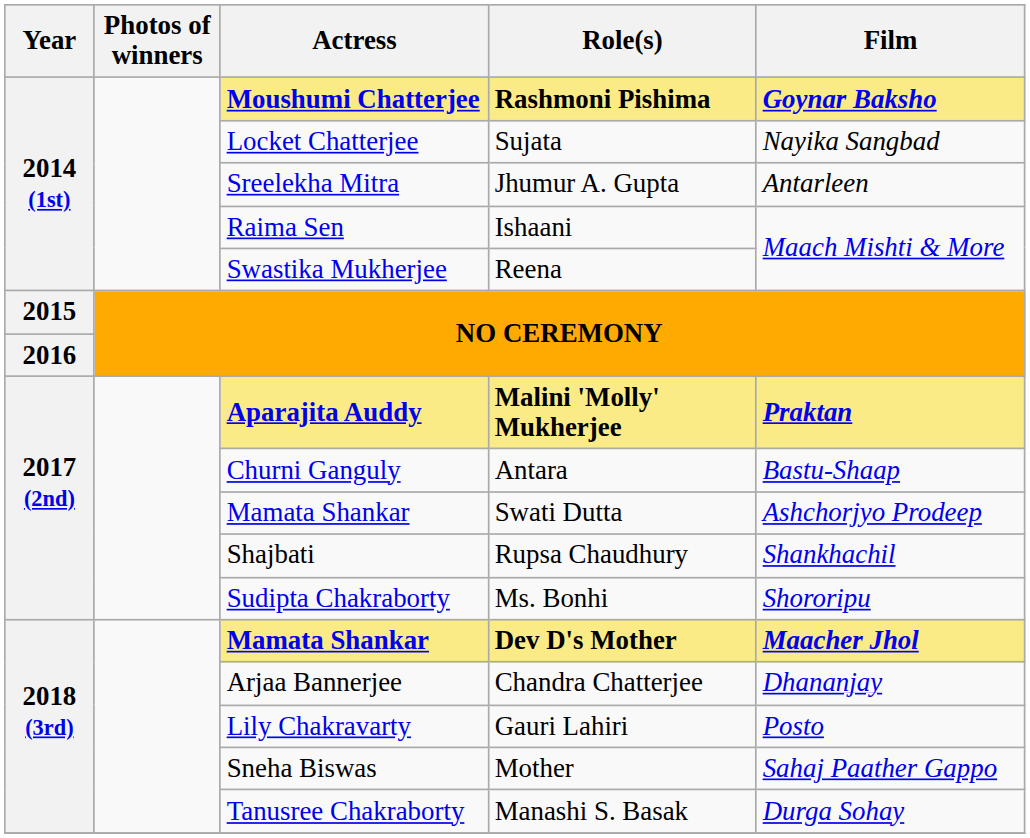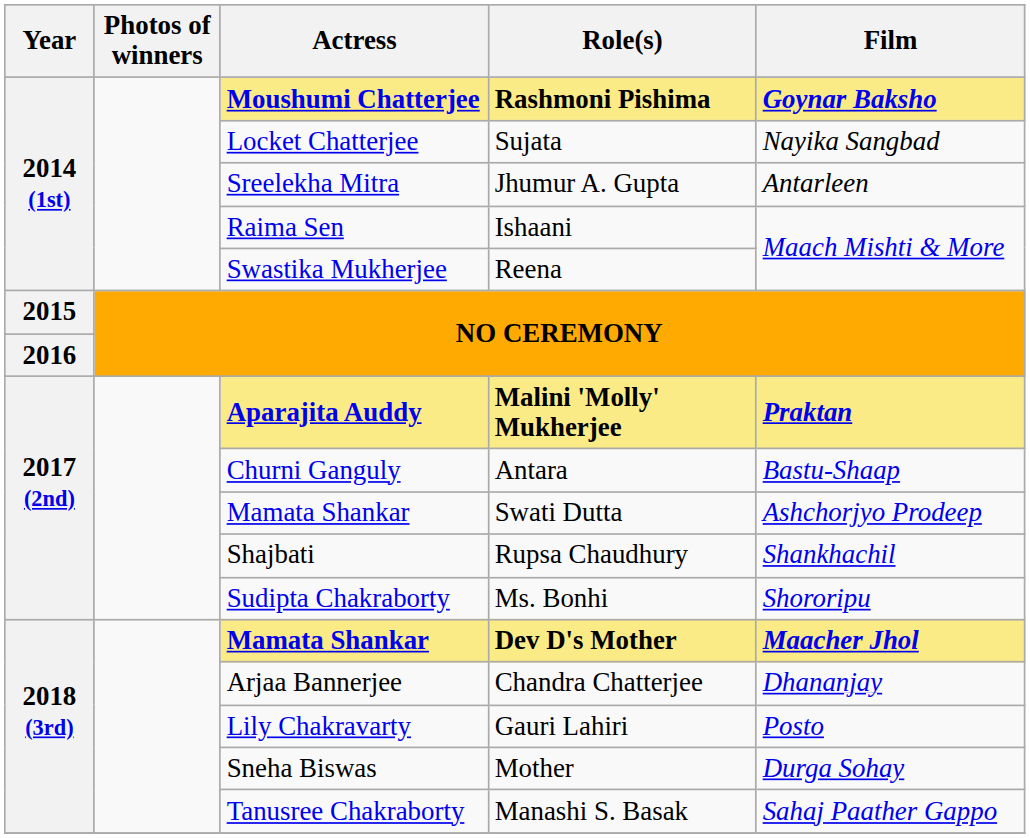(880, 768) Sahaj Paather Gappo -> (833, 768) Durga Sohay
(833, 811) Durga Sohay -> (880, 811) Sahaj Paather Gappo
